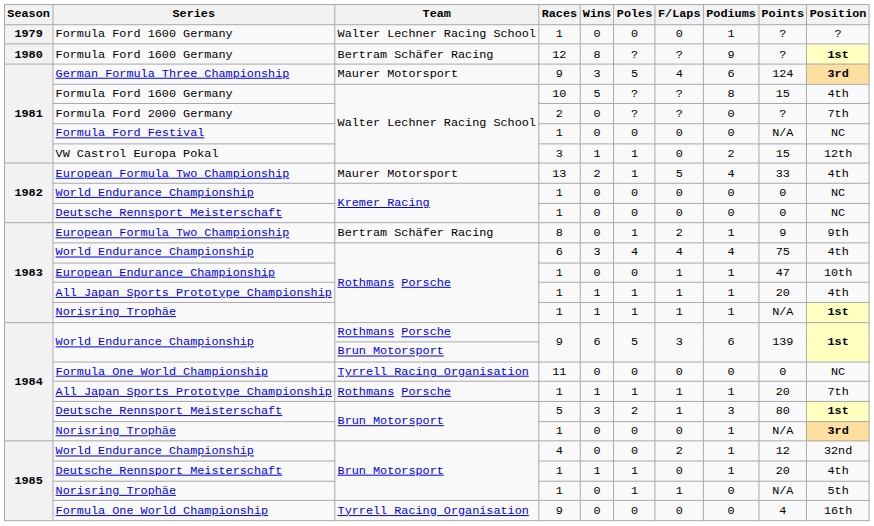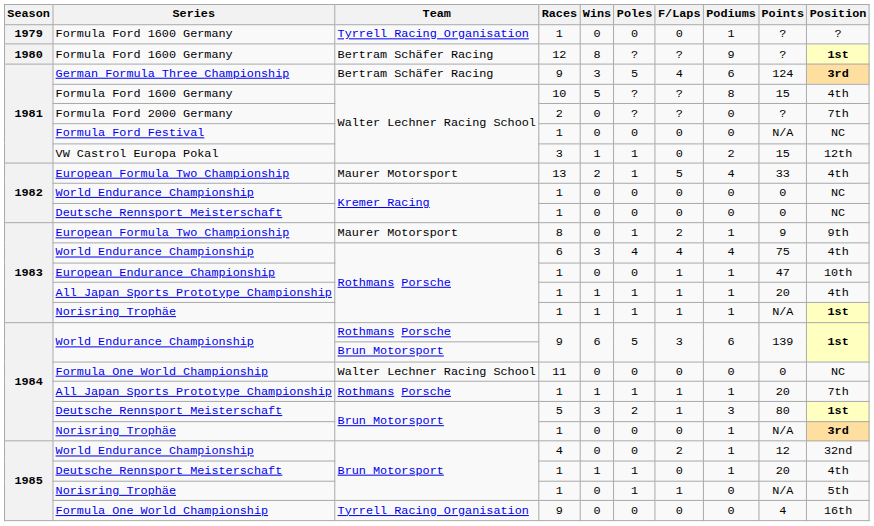(437, 34) Walter Lechner Racing School -> (433, 34) Tyrrell Racing Organisation
(398, 74) Maurer Motorsport -> (416, 74) Bertram Schäfer Racing
(416, 232) Bertram Schäfer Racing -> (398, 232) Maurer Motorsport
(433, 371) Tyrrell Racing Organisation -> (437, 371) Walter Lechner Racing School
